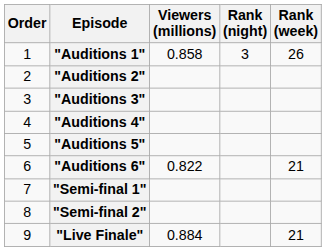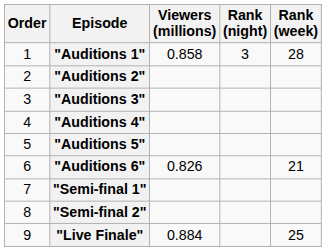(296, 54) 26 -> (296, 54) 28
(185, 167) 0.822 -> (185, 167) 0.826
(296, 235) 21 -> (296, 235) 25
